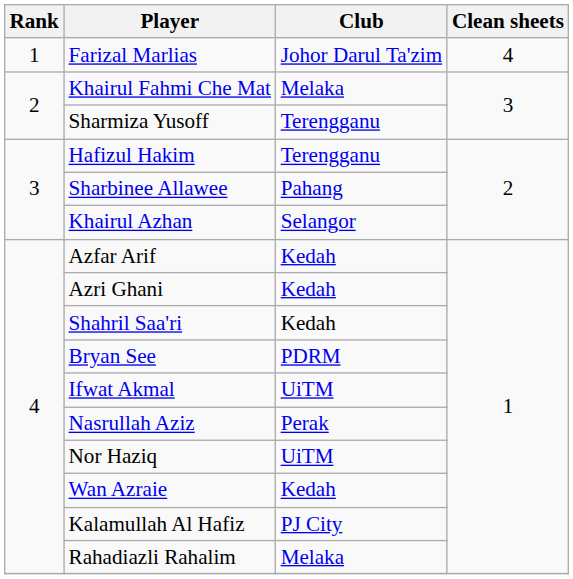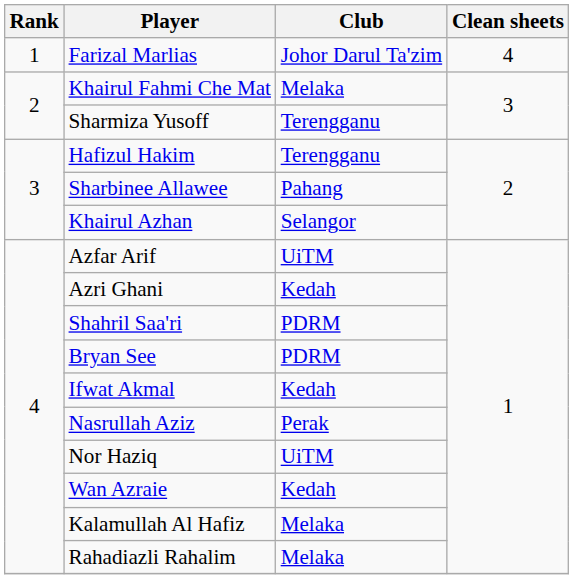(308, 255) Kedah -> (307, 255) UiTM
(308, 322) Kedah -> (311, 322) PDRM
(307, 389) UiTM -> (308, 389) Kedah
(311, 523) PJ City -> (312, 523) Melaka
